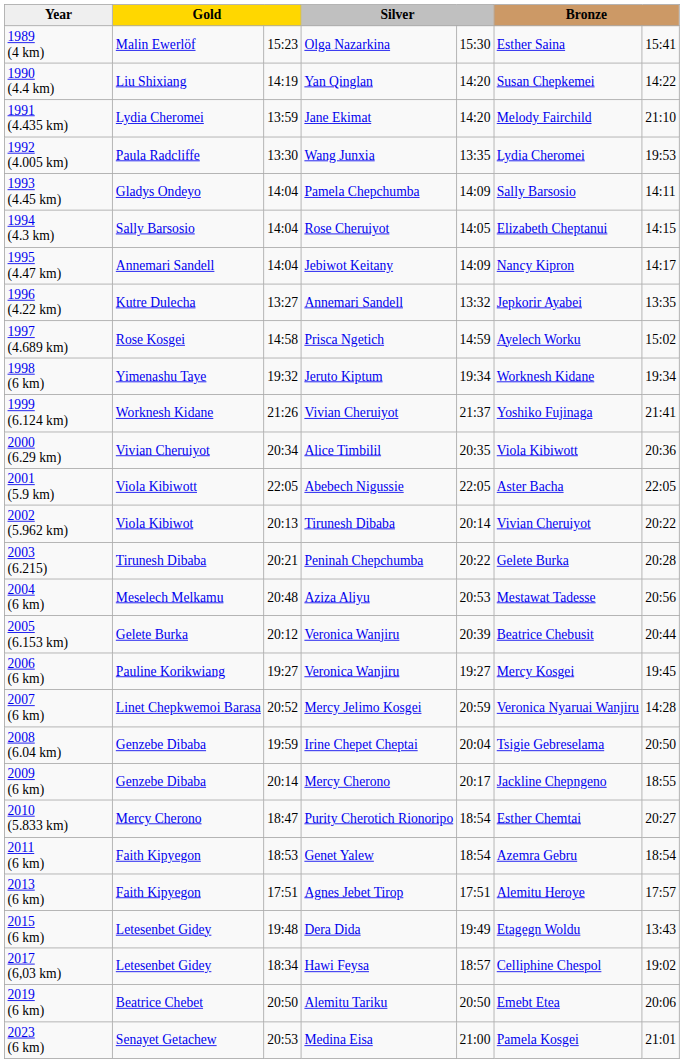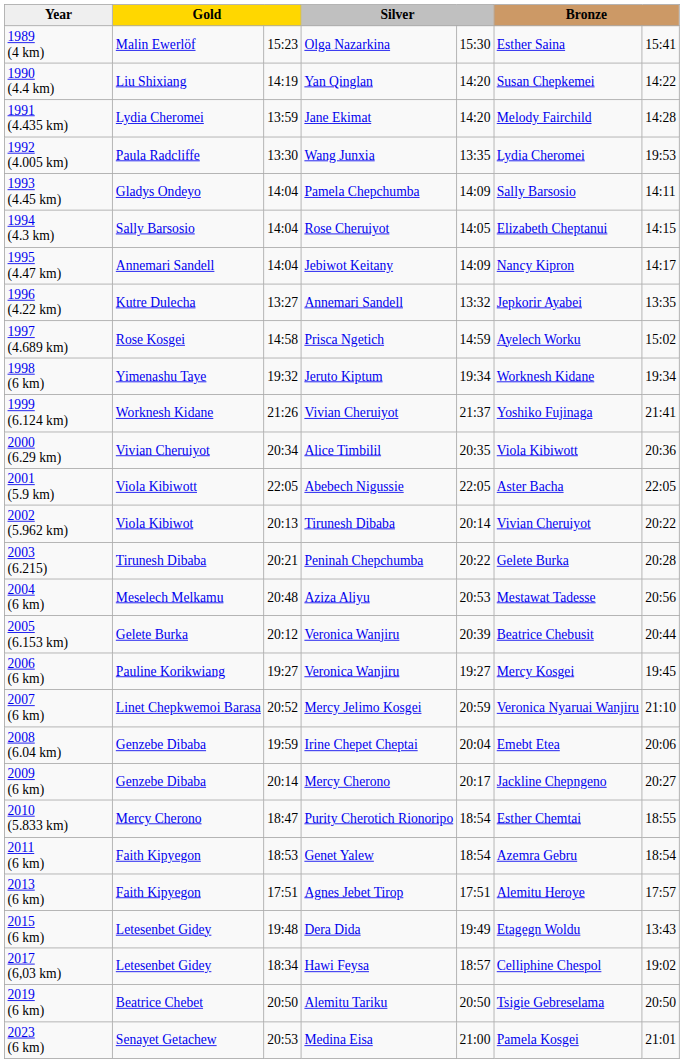(661, 118) 21:10 -> (661, 118) 14:28
(661, 708) 14:28 -> (661, 708) 21:10
(550, 745) Tsigie Gebreselama -> (528, 745) Emebt Etea
(661, 745) 20:50 -> (661, 745) 20:06
(661, 781) 18:55 -> (661, 781) 20:27
(661, 818) 20:27 -> (661, 818) 18:55
(528, 1003) Emebt Etea -> (550, 1003) Tsigie Gebreselama
(661, 1003) 20:06 -> (661, 1003) 20:50
